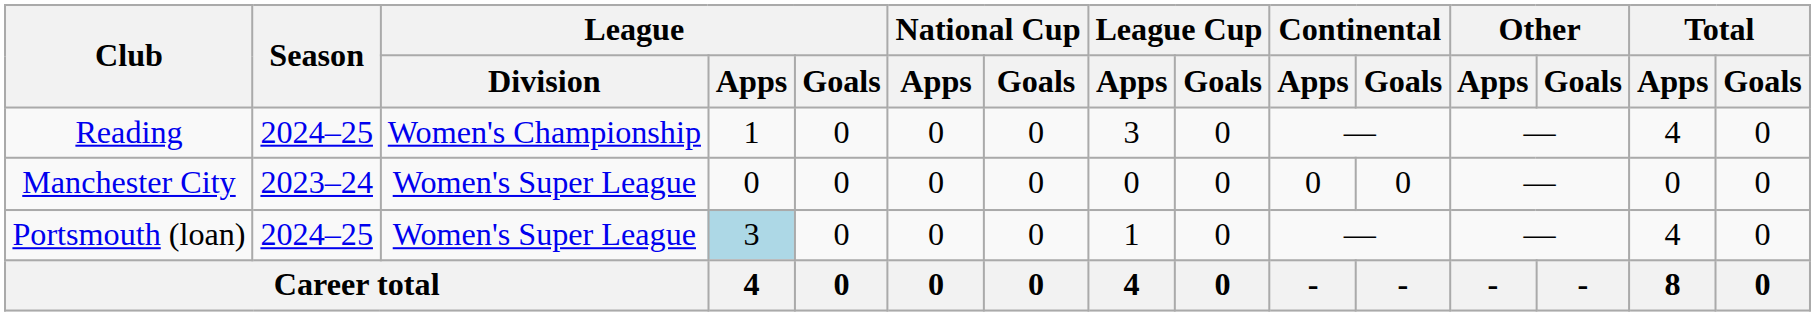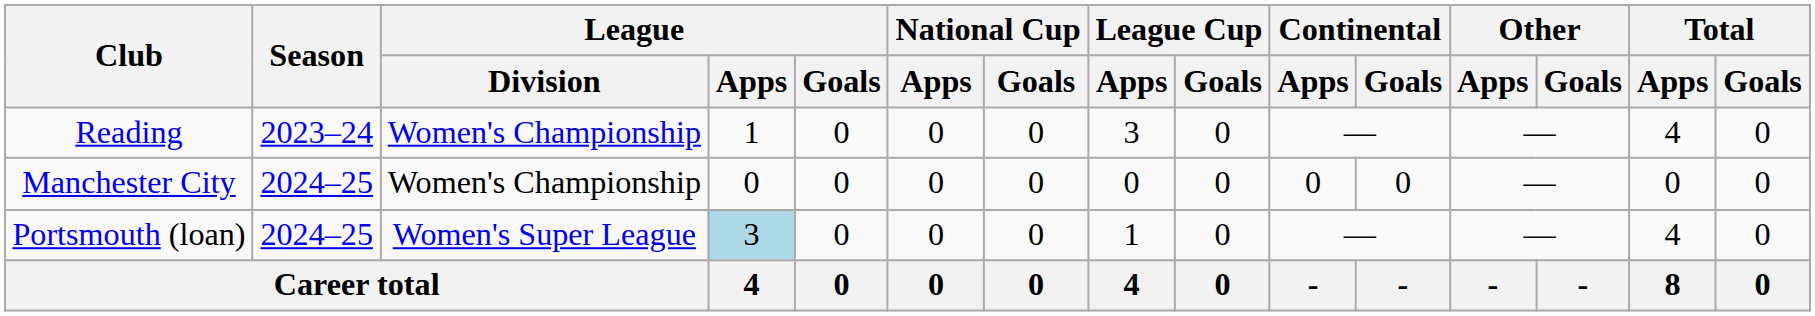(317, 132) 2024–25 -> (317, 132) 2023–24
(317, 183) 2023–24 -> (317, 183) 2024–25
(544, 183) Women's Super League -> (544, 183) Women's Championship
